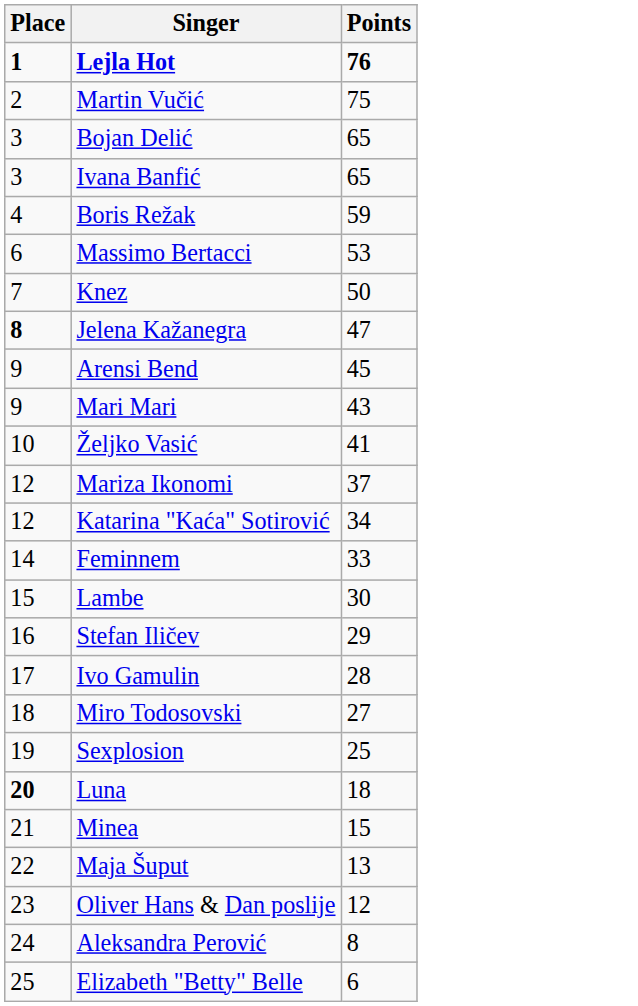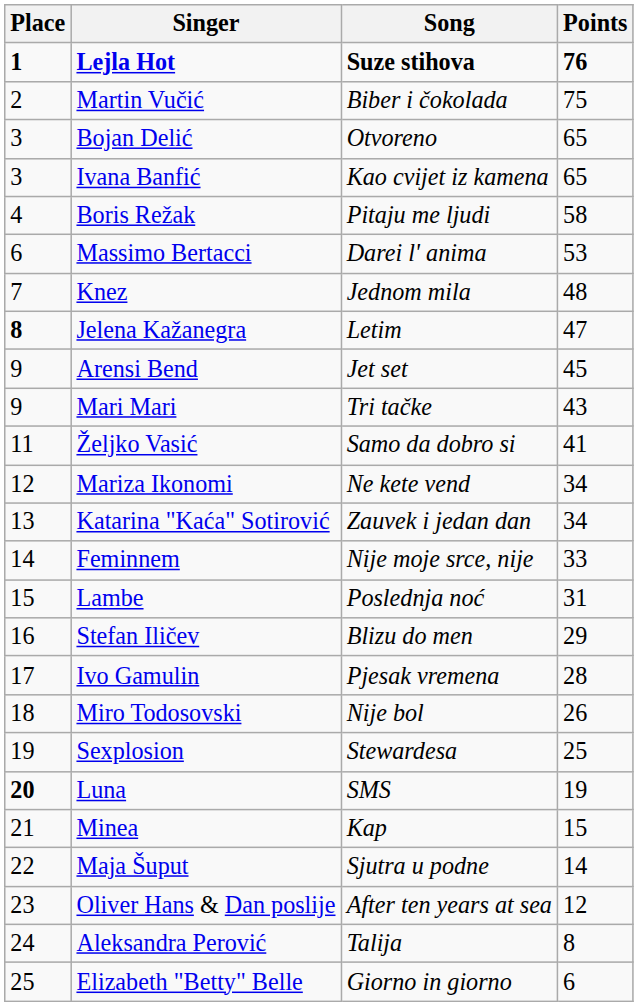+ column: (449, 23)
(359, 215) 59 -> (575, 215) 58
(359, 291) 50 -> (575, 291) 48
(22, 445) 10 -> (22, 445) 11
(359, 483) 37 -> (575, 483) 34
(22, 521) 12 -> (22, 521) 13
(359, 598) 30 -> (575, 598) 31
(359, 713) 27 -> (575, 713) 26
(359, 789) 18 -> (575, 789) 19
(359, 866) 13 -> (575, 866) 14
